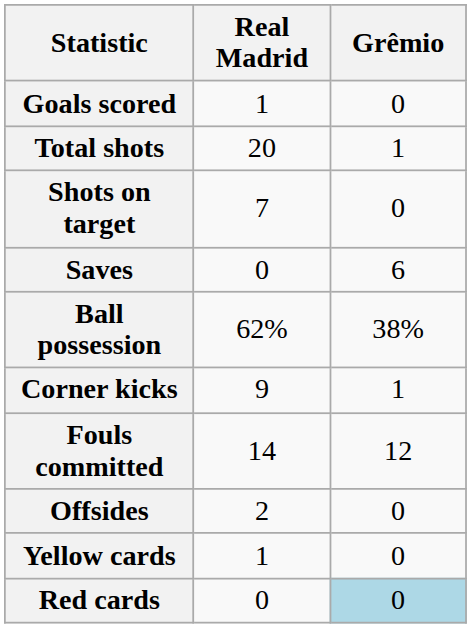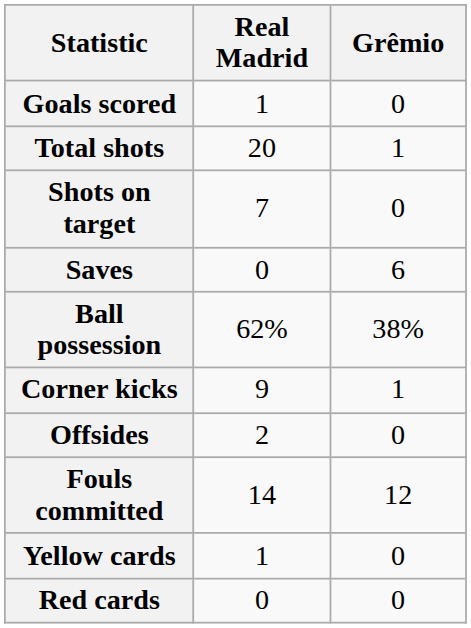rows swapped: (99, 450) <-> (99, 510)
(398, 600) lightblue background -> (398, 600) no background
